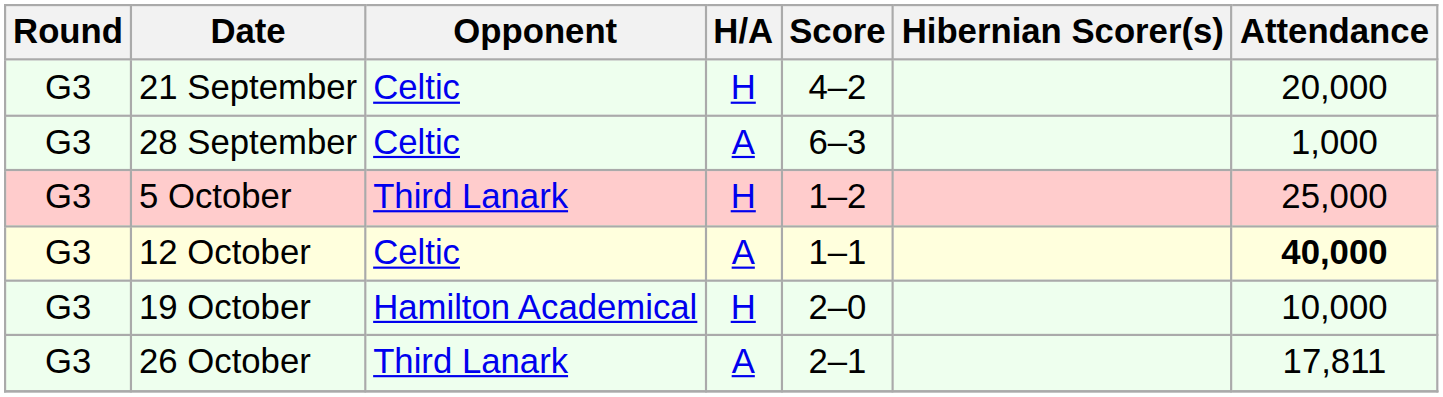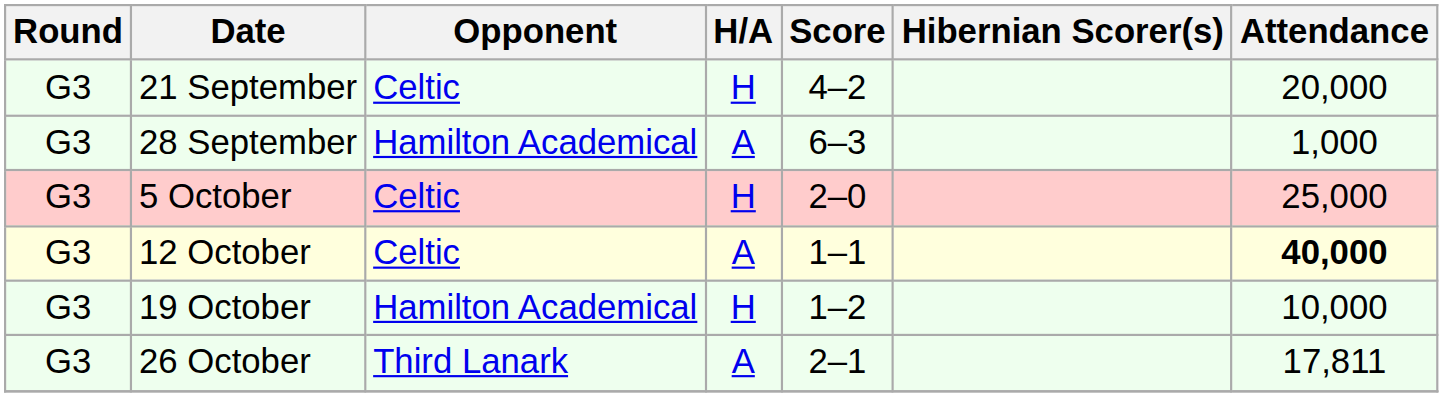(417, 142) Celtic -> (535, 142) Hamilton Academical
(471, 197) Third Lanark -> (417, 197) Celtic
(837, 197) 1–2 -> (837, 197) 2–0
(837, 307) 2–0 -> (837, 307) 1–2
